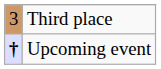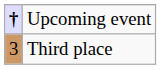rows swapped: (70, 19) <-> (89, 49)
